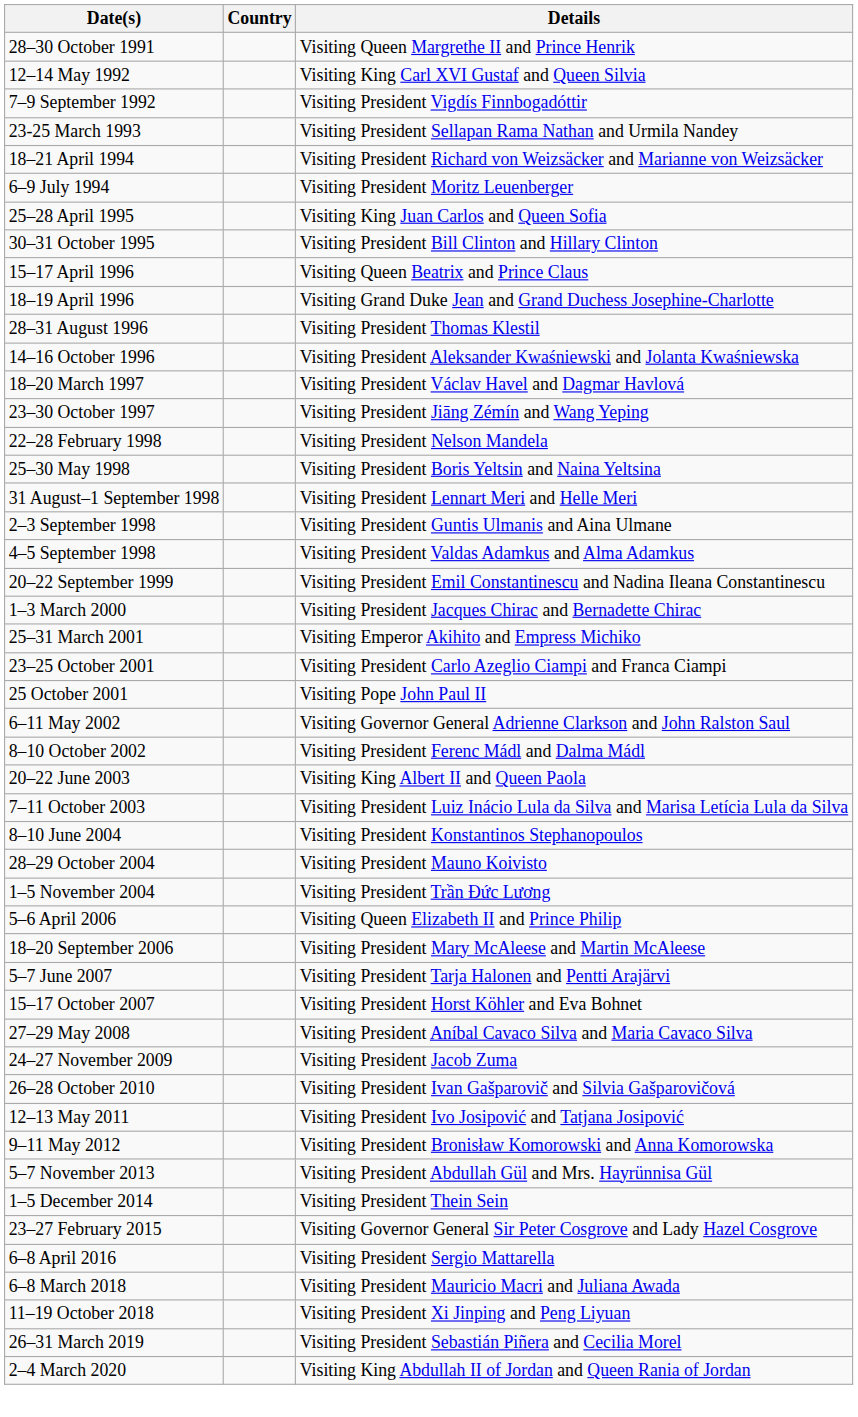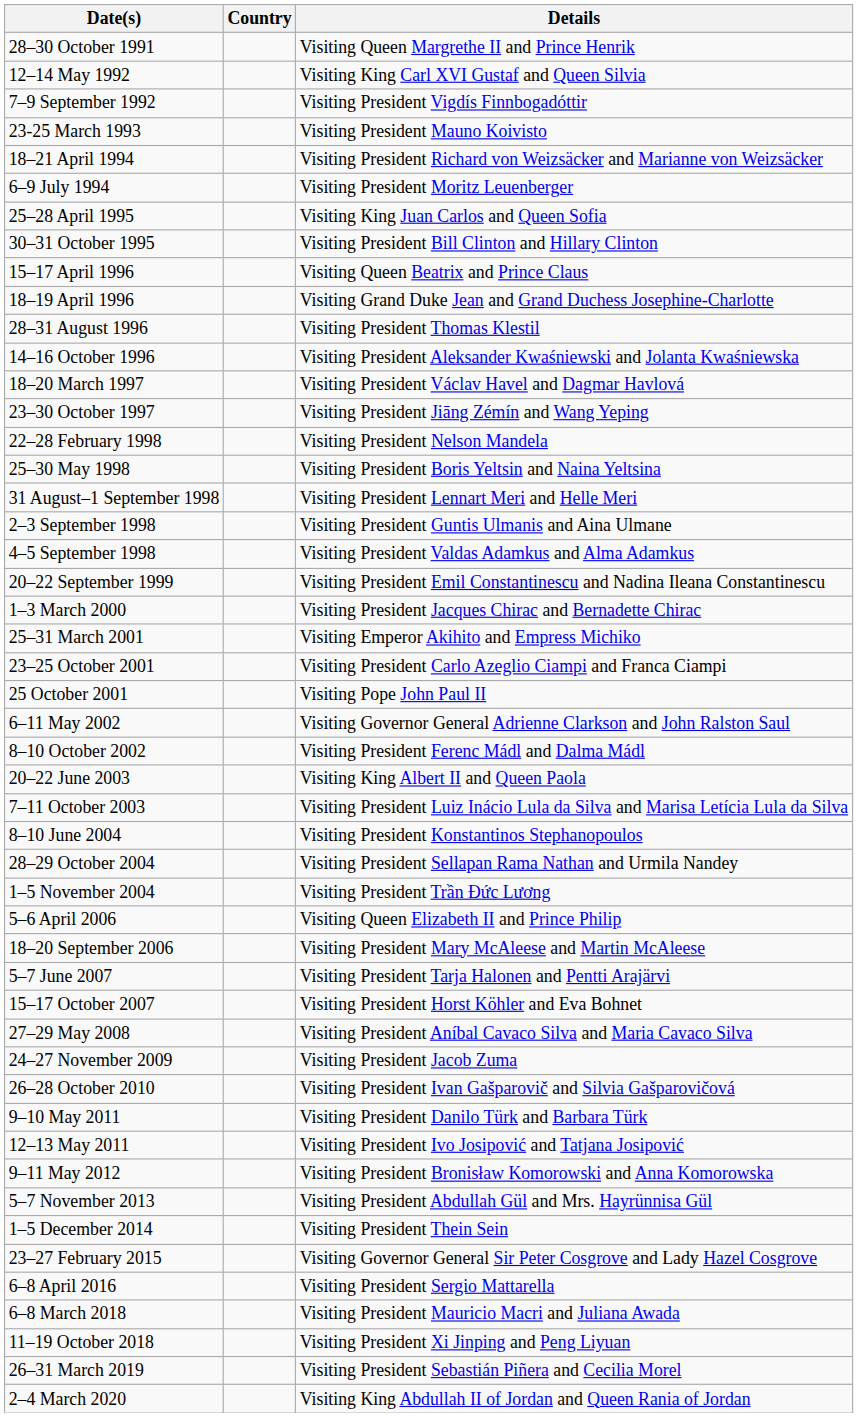(519, 131) Visiting President Sellapan Rama Nathan and Urmila Nandey -> (423, 131) Visiting President Mauno Koivisto
(423, 863) Visiting President Mauno Koivisto -> (519, 863) Visiting President Sellapan Rama Nathan and Urmila Nandey
+ row: (65, 1117)
